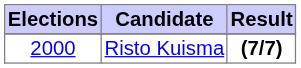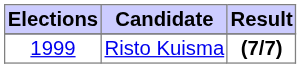(53, 48) 2000 -> (53, 48) 1999
